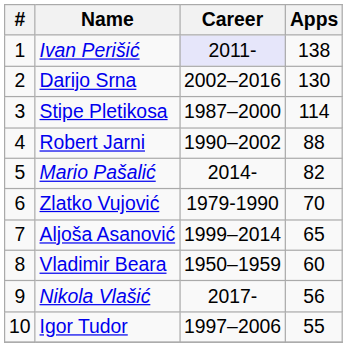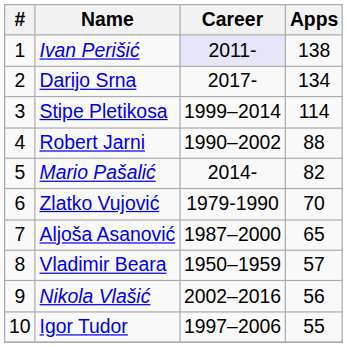(233, 81) 2002–2016 -> (232, 81) 2017-
(314, 81) 130 -> (314, 81) 134
(233, 111) 1987–2000 -> (233, 111) 1999–2014
(233, 234) 1999–2014 -> (233, 234) 1987–2000
(314, 265) 60 -> (314, 265) 57
(232, 296) 2017- -> (233, 296) 2002–2016
